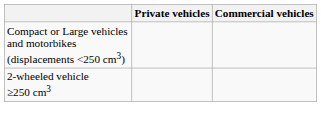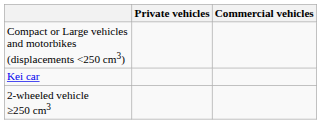+ row: (23, 77)
